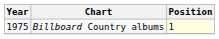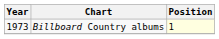(17, 27) 1975 -> (17, 27) 1973
